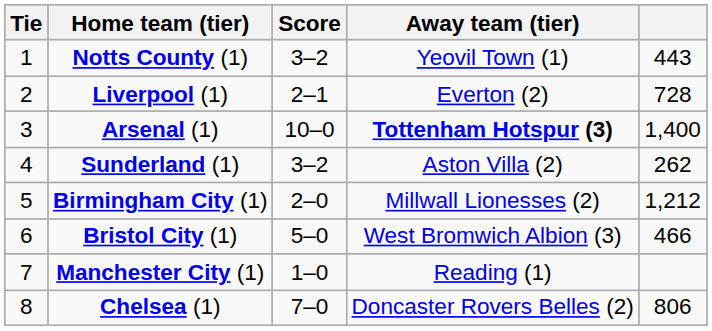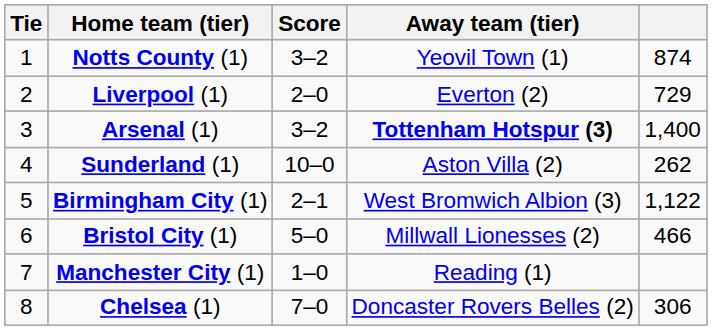(673, 58) 443 -> (673, 58) 874
(310, 93) 2–1 -> (310, 93) 2–0
(673, 93) 728 -> (673, 93) 729
(310, 129) 10–0 -> (310, 129) 3–2
(310, 165) 3–2 -> (310, 165) 10–0
(310, 200) 2–0 -> (310, 200) 2–1
(493, 200) Millwall Lionesses (2) -> (493, 200) West Bromwich Albion (3)
(673, 200) 1,212 -> (673, 200) 1,122
(493, 236) West Bromwich Albion (3) -> (493, 236) Millwall Lionesses (2)
(673, 307) 806 -> (673, 307) 306
